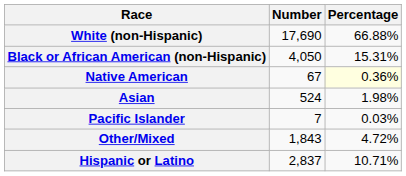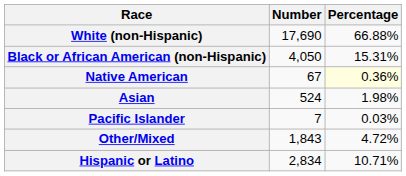(305, 160) 2,837 -> (305, 160) 2,834
